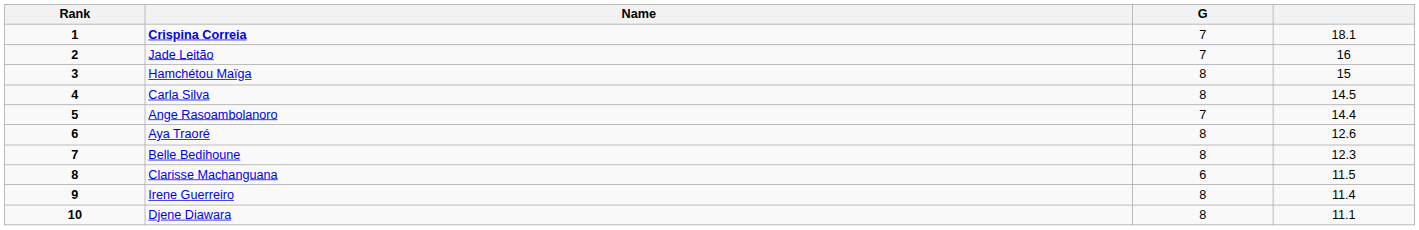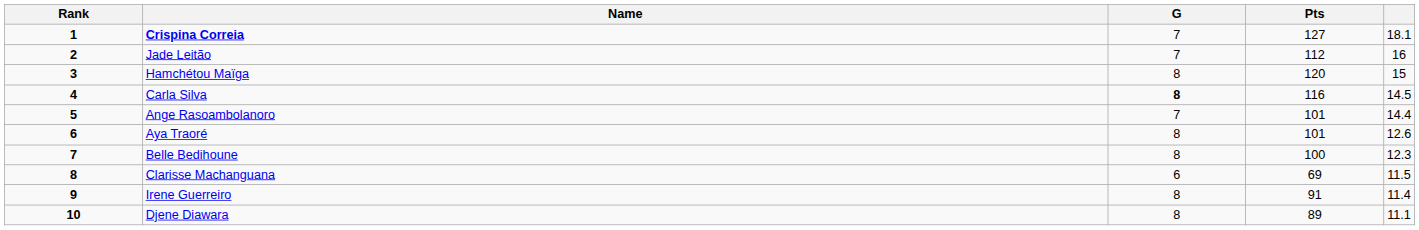+ column: (1315, 14)
(1203, 94) normal -> (1177, 94) bold
